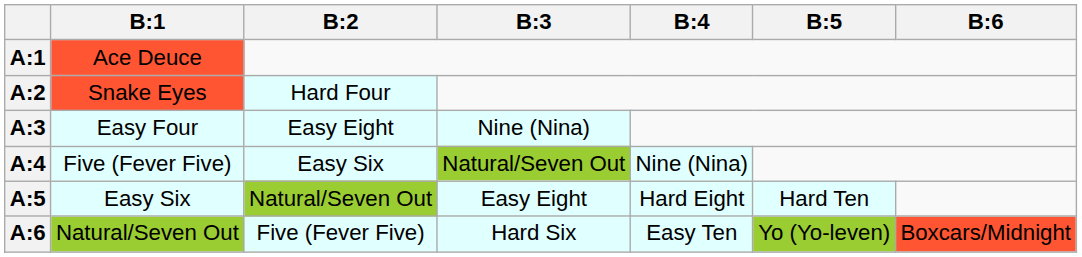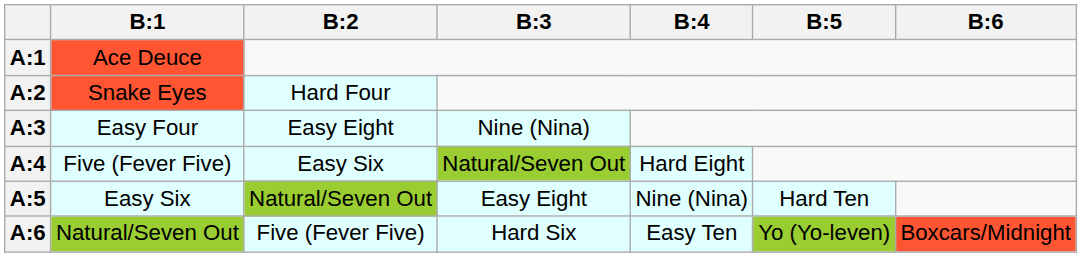(692, 163) Nine (Nina) -> (692, 163) Hard Eight
(692, 198) Hard Eight -> (692, 198) Nine (Nina)
